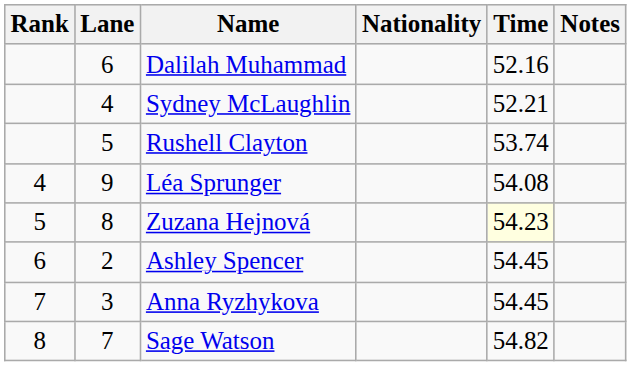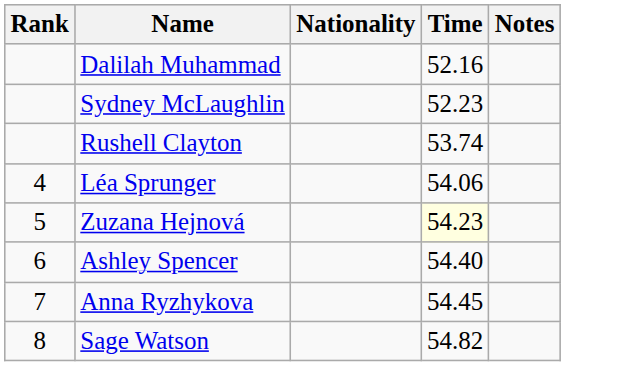- column: (107, 24)
(521, 103) 52.21 -> (455, 103) 52.23
(521, 182) 54.08 -> (455, 182) 54.06
(521, 261) 54.45 -> (455, 261) 54.40
